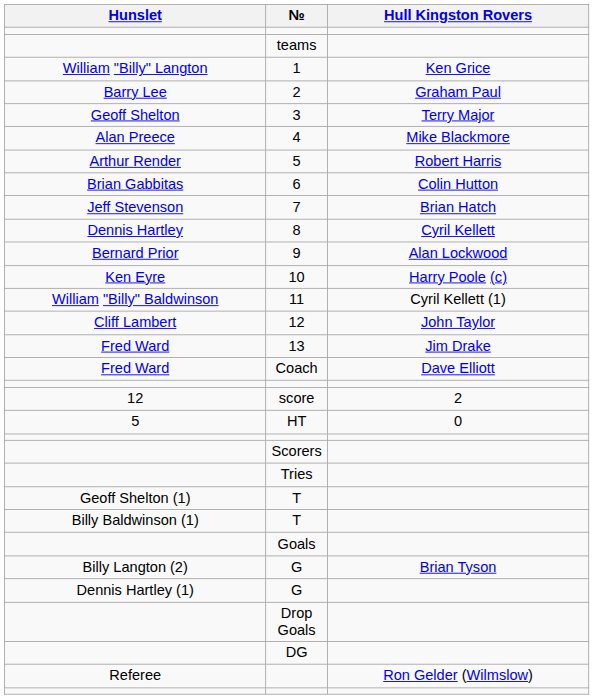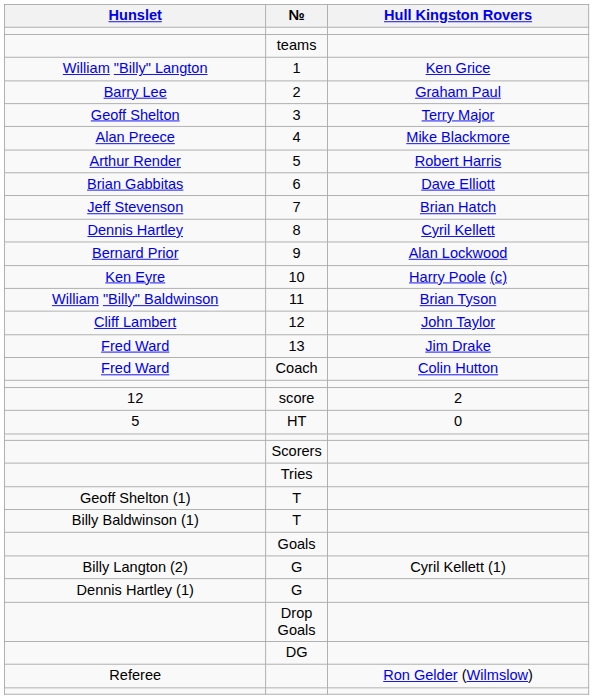(458, 184) Colin Hutton -> (458, 184) Dave Elliott
(458, 299) Cyril Kellett (1) -> (458, 299) Brian Tyson
(458, 369) Dave Elliott -> (458, 369) Colin Hutton
(458, 567) Brian Tyson -> (458, 567) Cyril Kellett (1)
